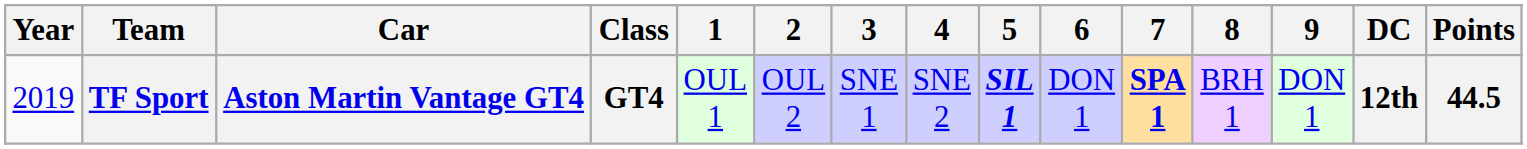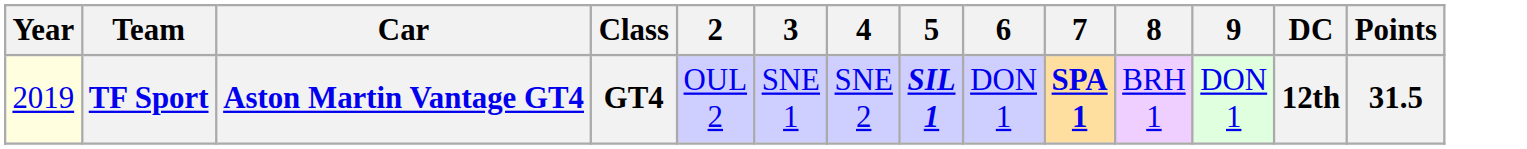- column: (715, 29)
(43, 98) no background -> (43, 98) lightyellow background
(1474, 98) 44.5 -> (1396, 98) 31.5
